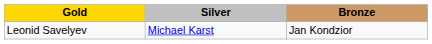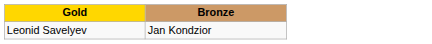- column: (216, 13)
